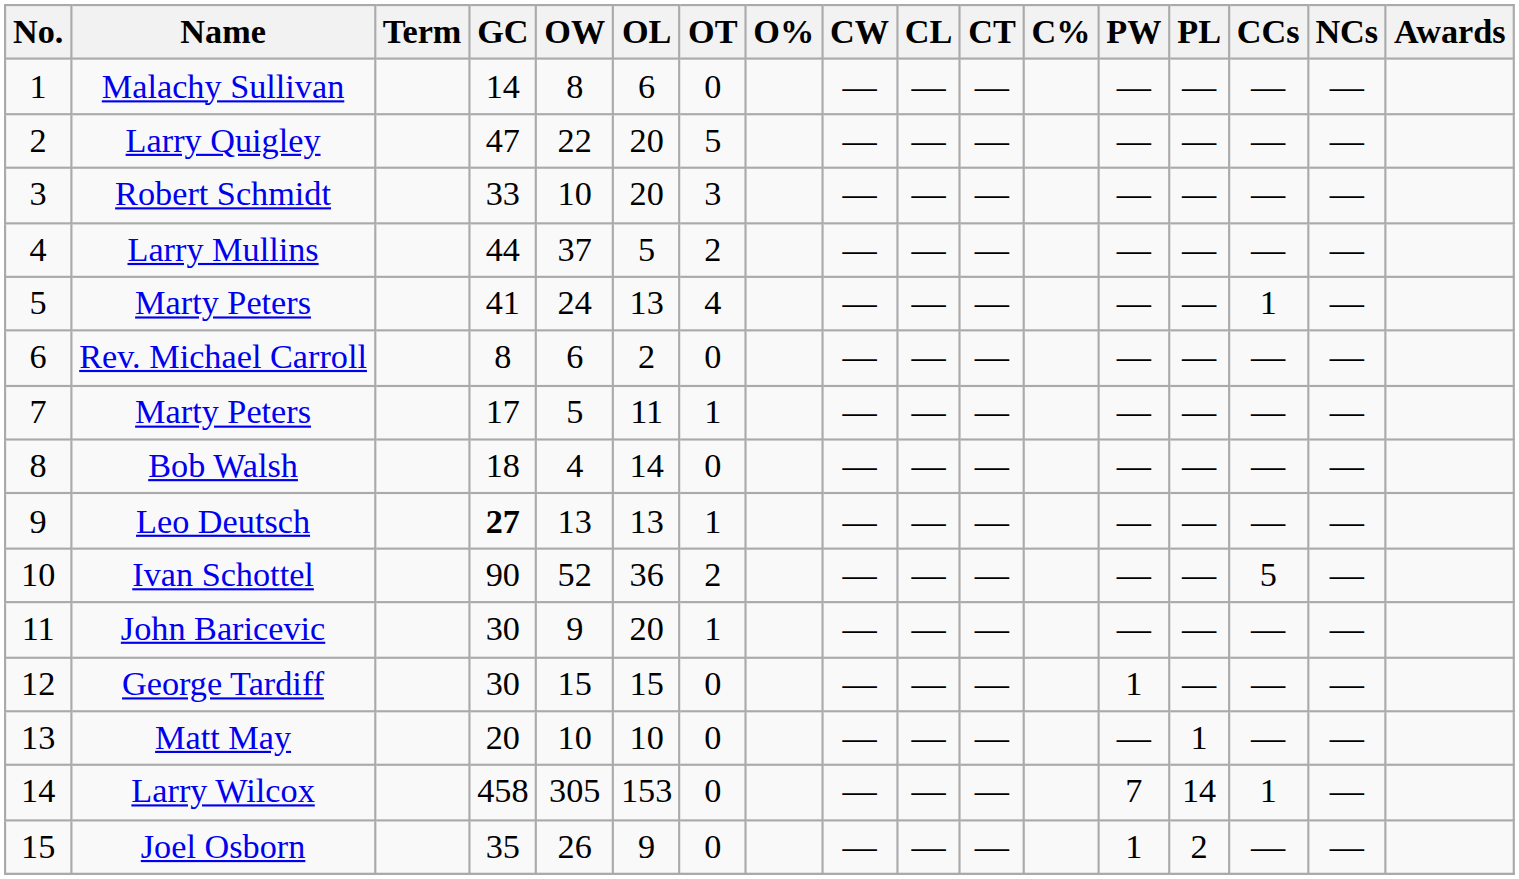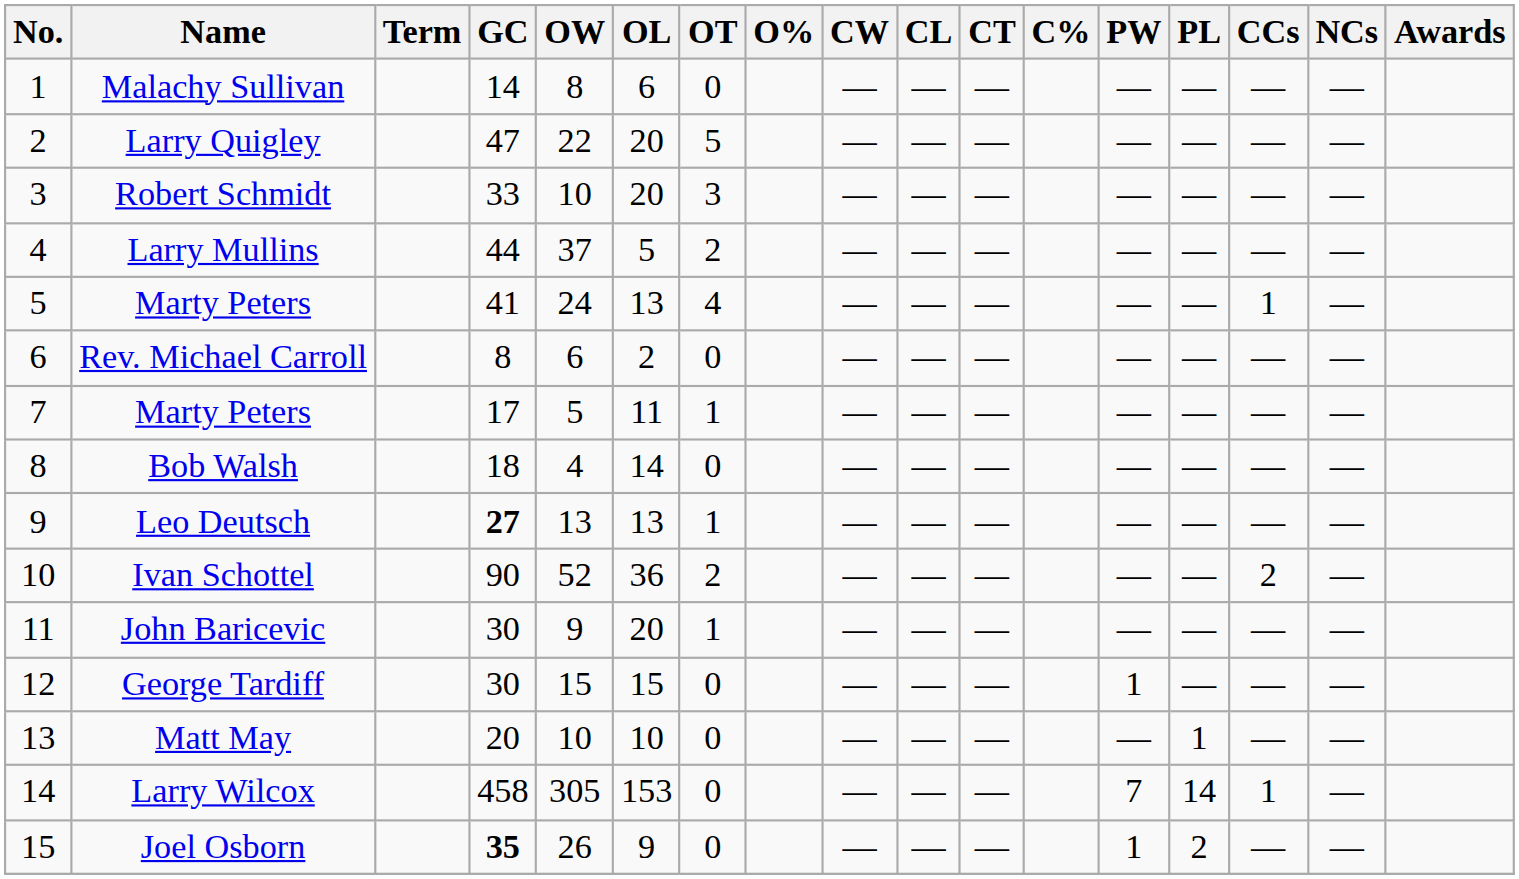(1268, 574) 5 -> (1268, 574) 2
(503, 846) normal -> (503, 846) bold
